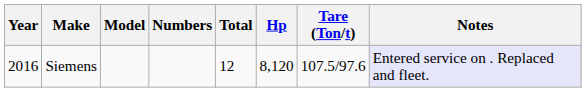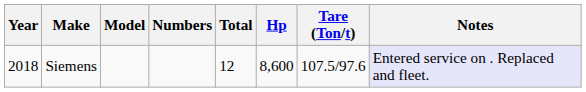(23, 66) 2016 -> (23, 66) 2018
(277, 66) 8,120 -> (277, 66) 8,600
